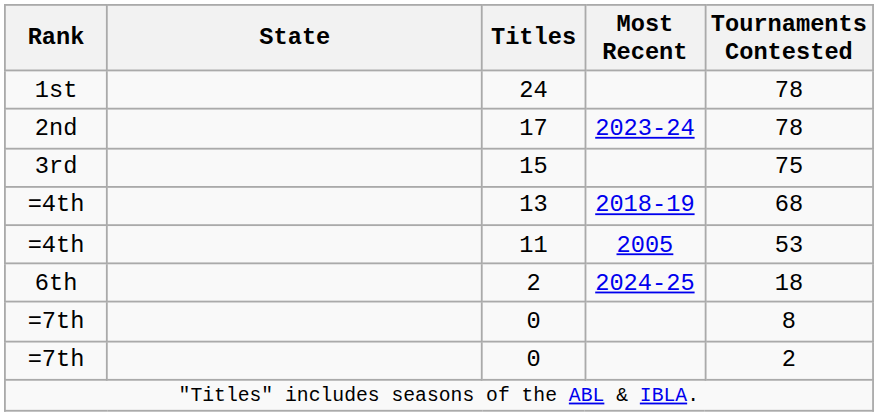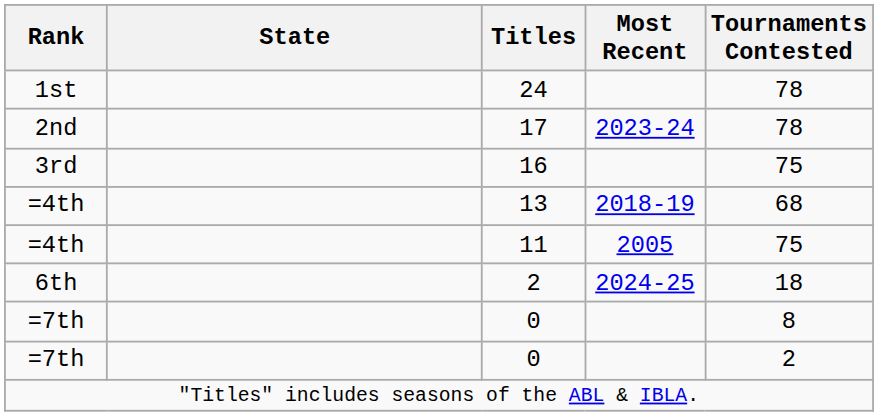(534, 167) 15 -> (534, 167) 16
(789, 244) 53 -> (789, 244) 75
